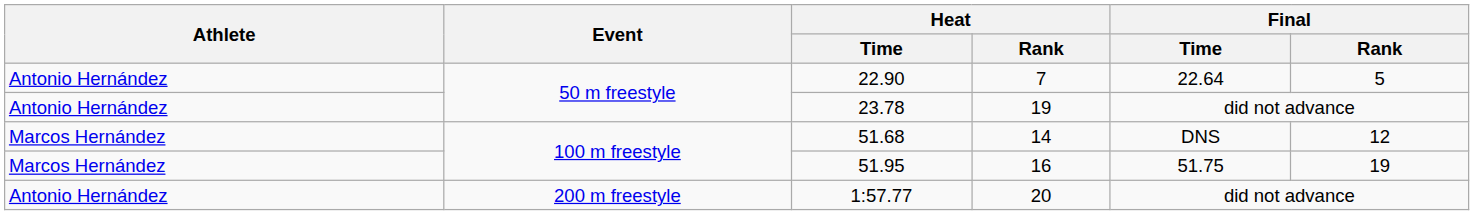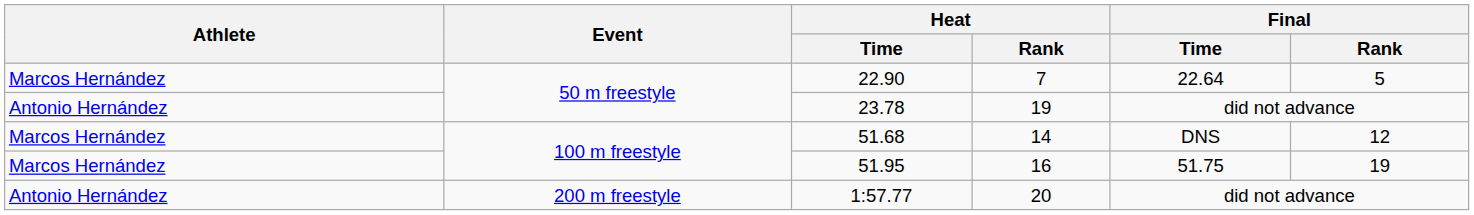(88, 78) Antonio Hernández -> (87, 78) Marcos Hernández
